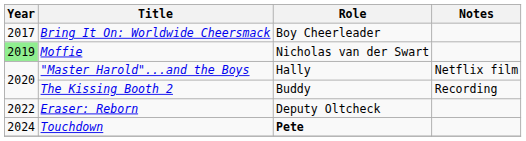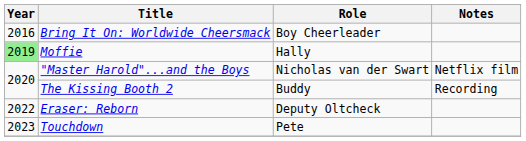(21, 33) 2017 -> (21, 33) 2016
(353, 52) Nicholas van der Swart -> (293, 52) Hally
(293, 70) Hally -> (353, 70) Nicholas van der Swart
(21, 127) 2024 -> (21, 127) 2023
(290, 127) bold -> (290, 127) normal
